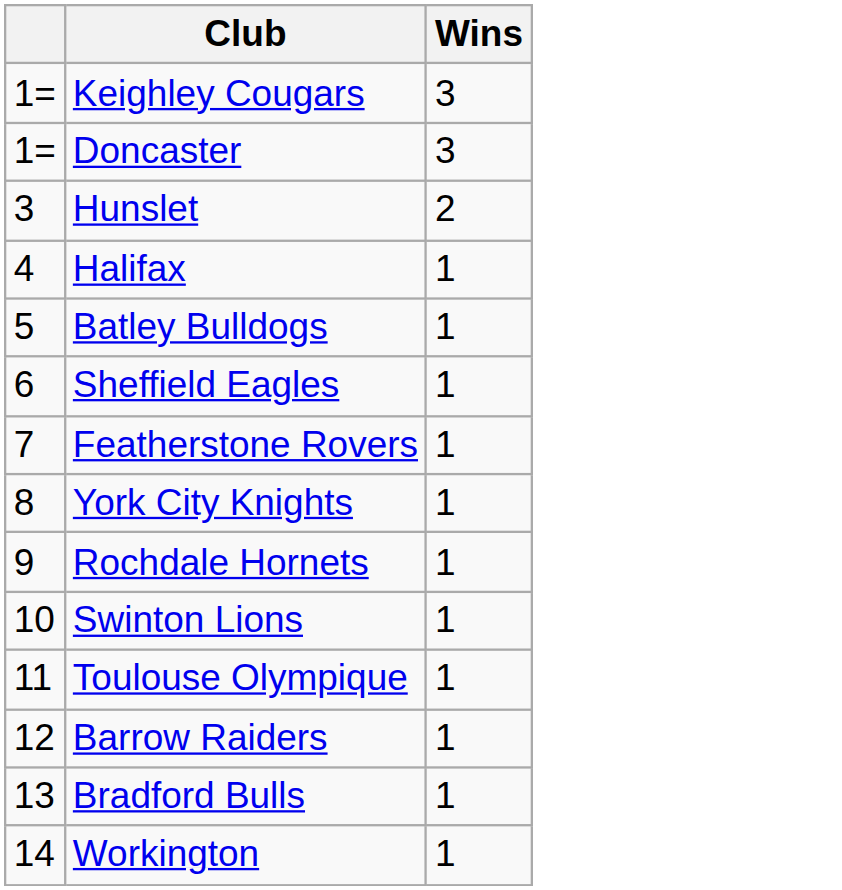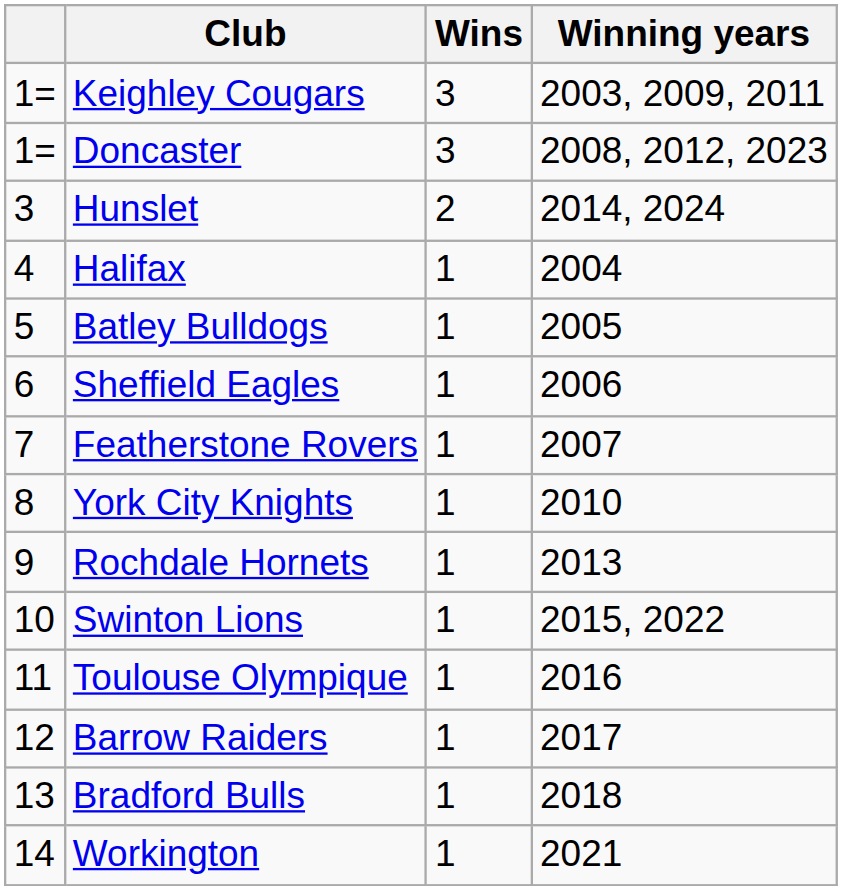+ column: (684, 33)
